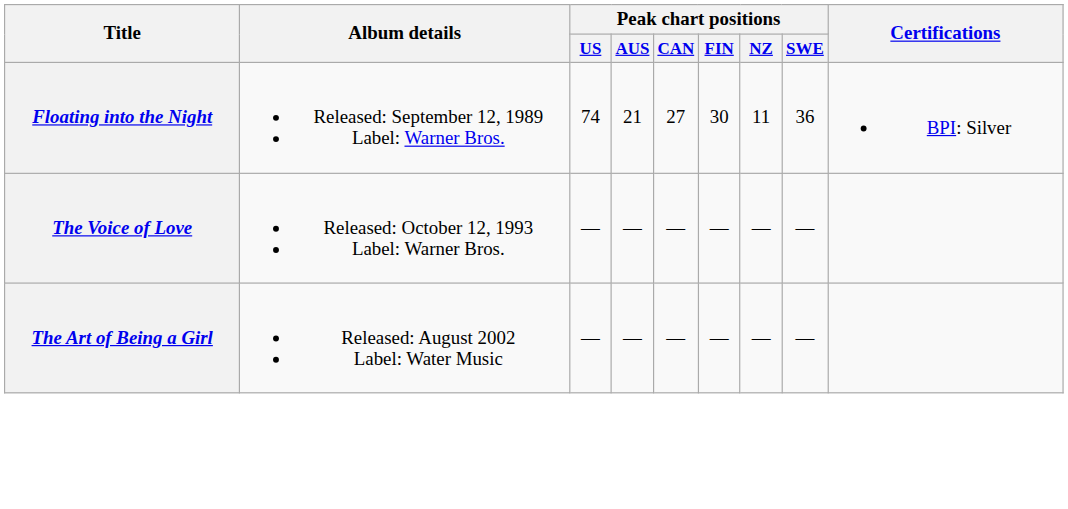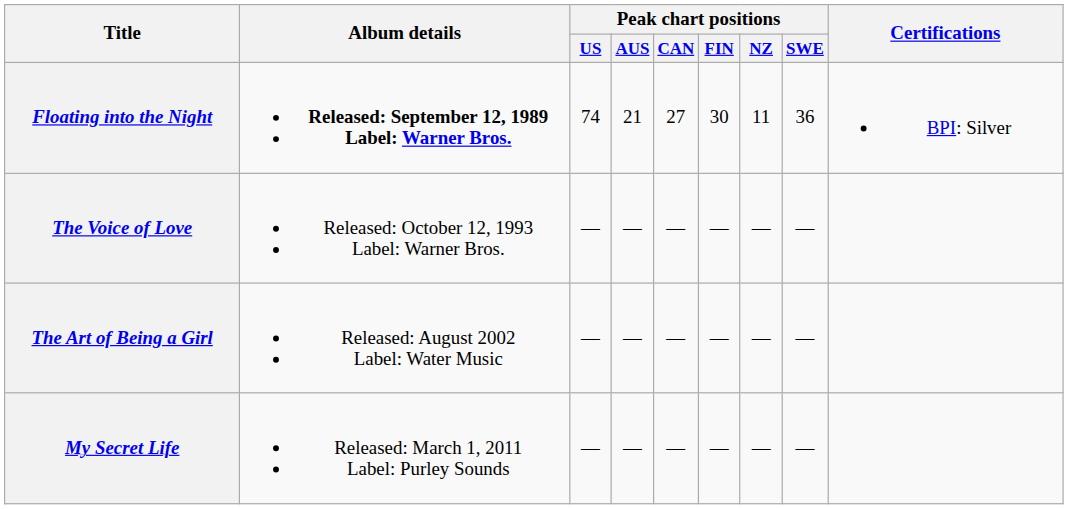(405, 128) normal -> (405, 128) bold
+ row: (122, 448)
